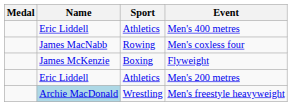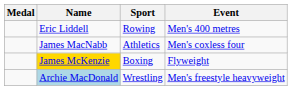(141, 28) Athletics -> (139, 28) Rowing
(139, 45) Rowing -> (141, 45) Athletics
(74, 61) no background -> (74, 61) gold background
- row: (204, 77)
